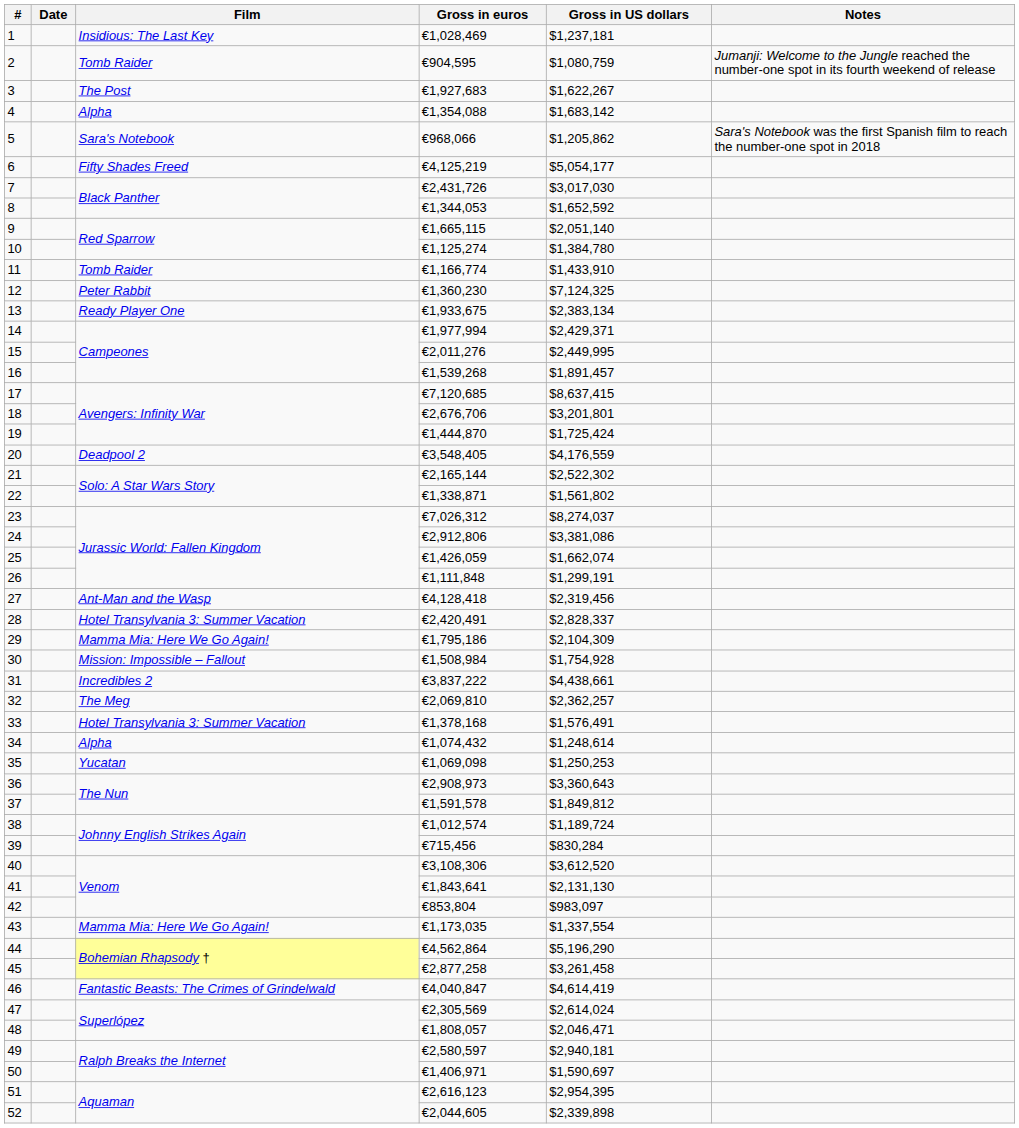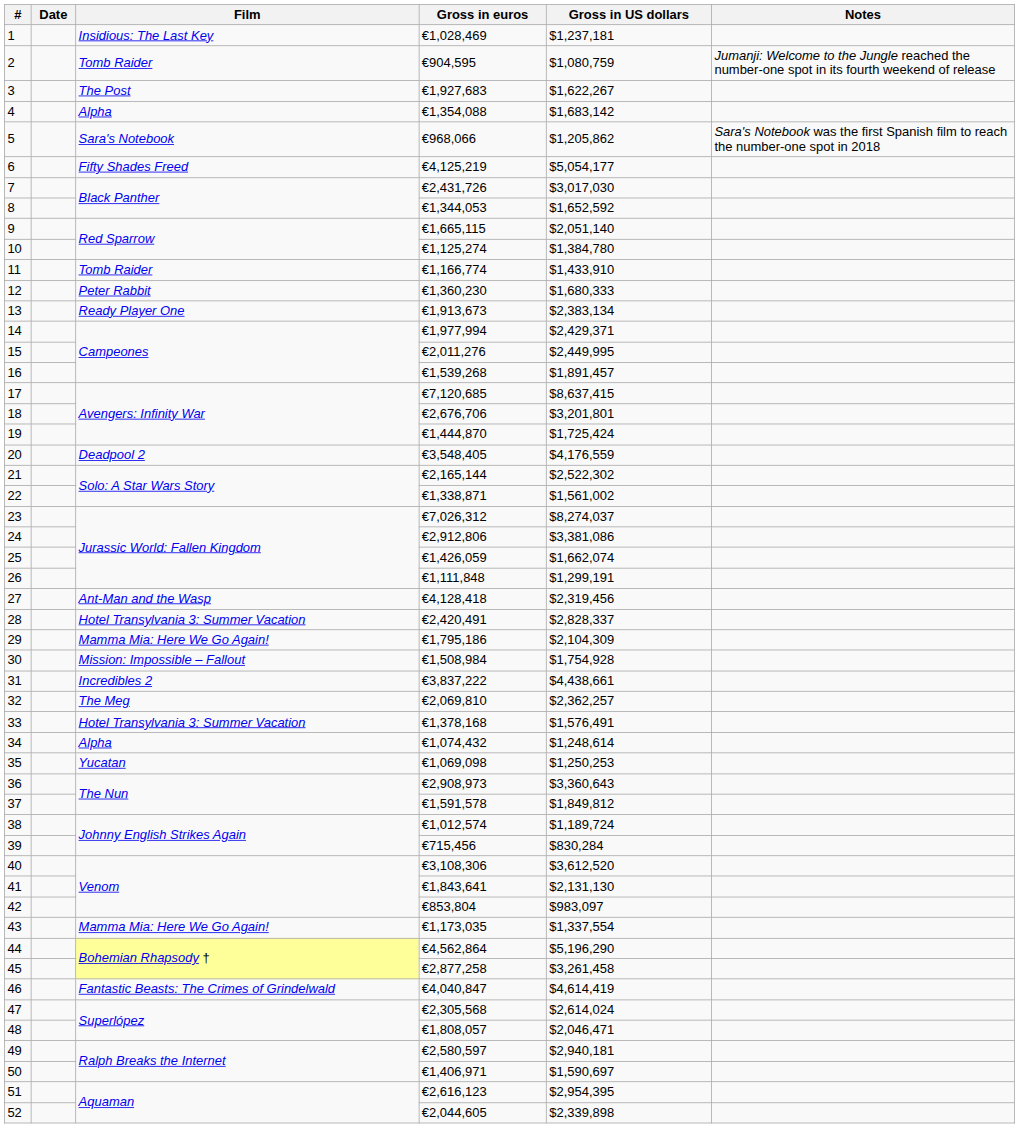(582, 290) $7,124,325 -> (582, 290) $1,680,333
(454, 311) €1,933,675 -> (454, 311) €1,913,673
(582, 496) $1,561,802 -> (582, 496) $1,561,002
(454, 1009) €2,305,569 -> (454, 1009) €2,305,568
